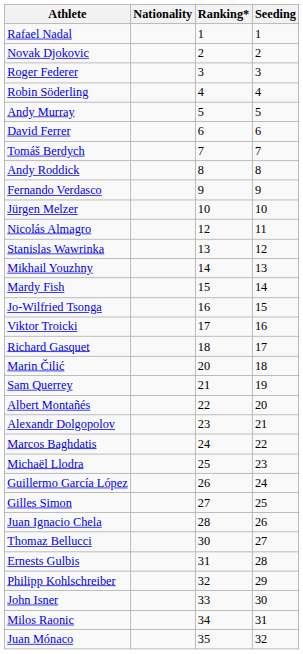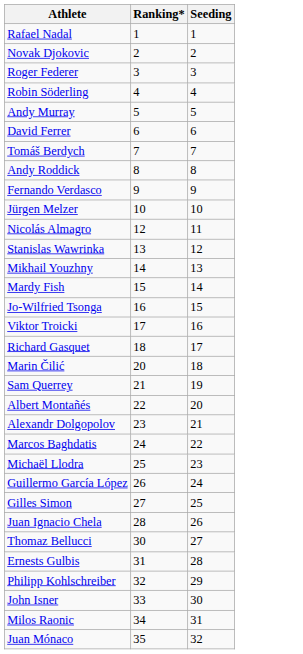- column: (163, 14)
